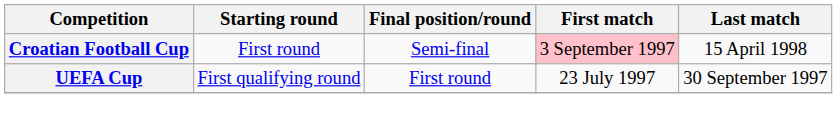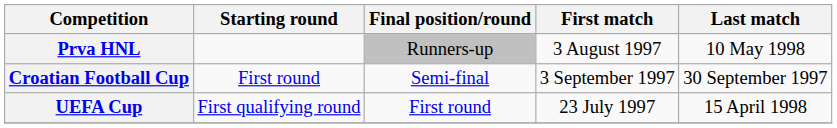+ row: (99, 48)
(607, 48) pink background -> (607, 78) no background
(755, 48) 15 April 1998 -> (755, 78) 30 September 1997
(755, 78) 30 September 1997 -> (755, 107) 15 April 1998
